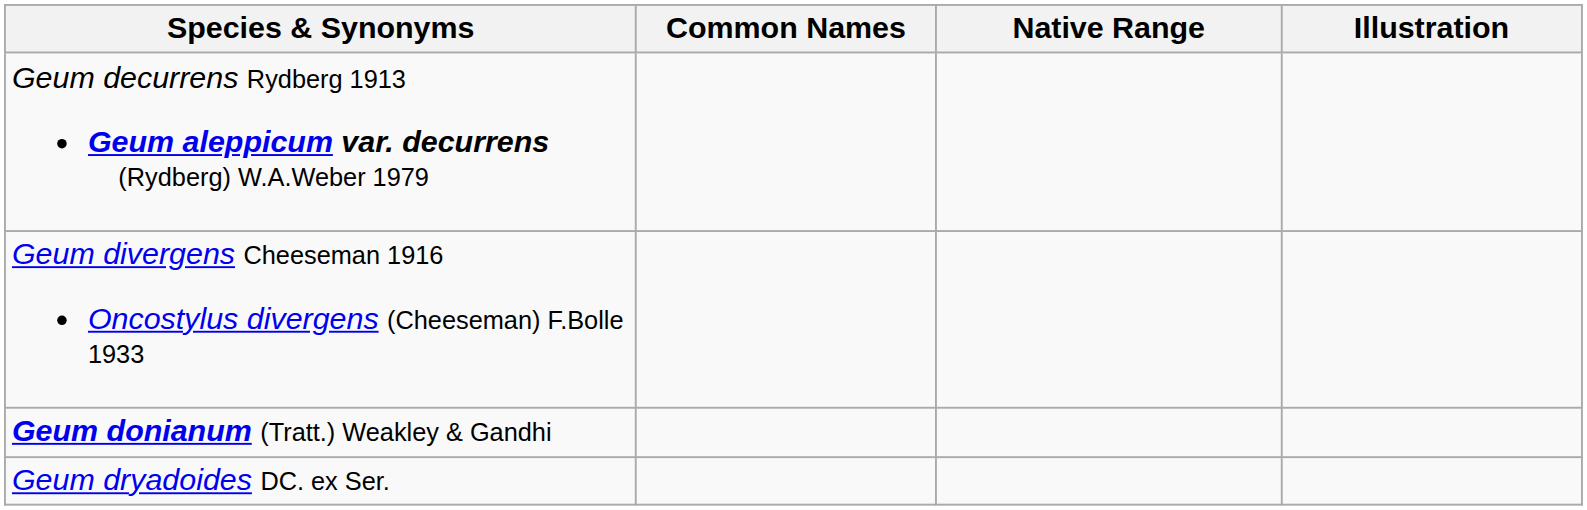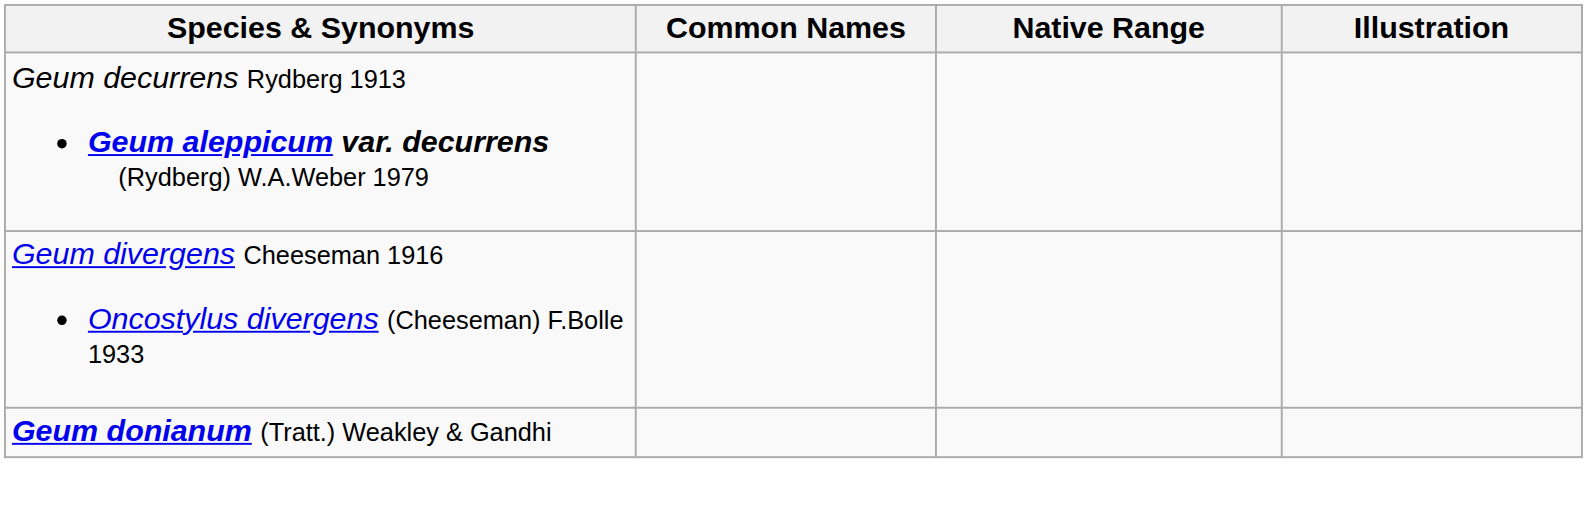- row: (201, 479)
